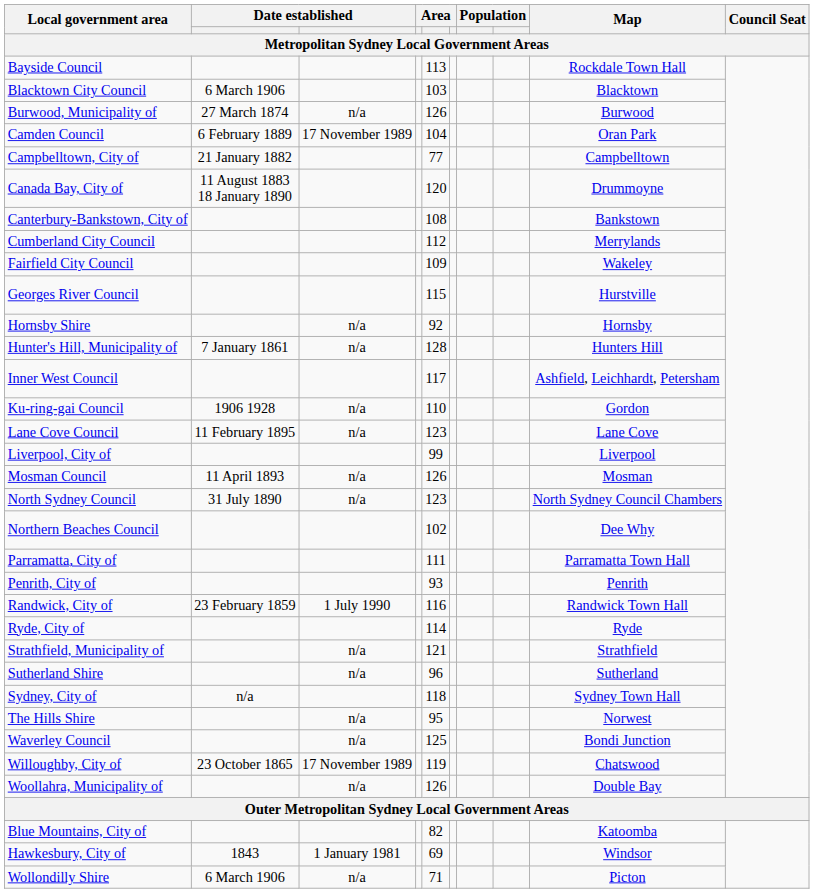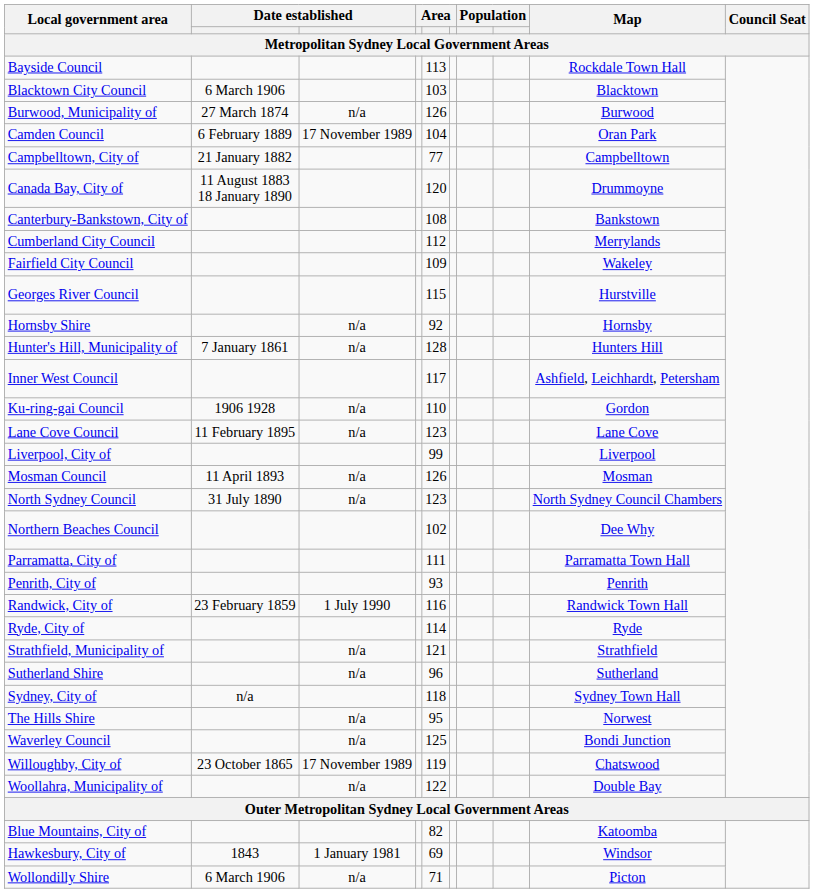(436, 786) 126 -> (436, 786) 122
